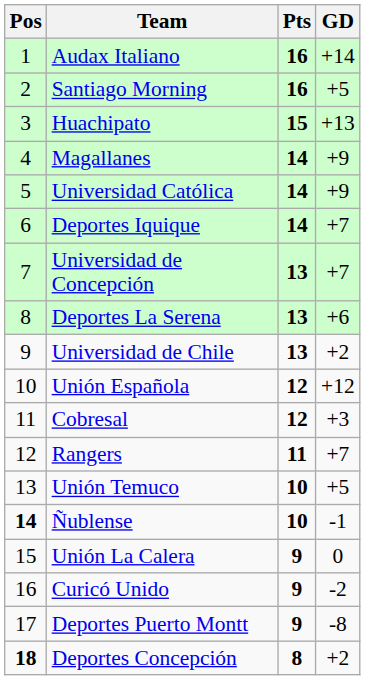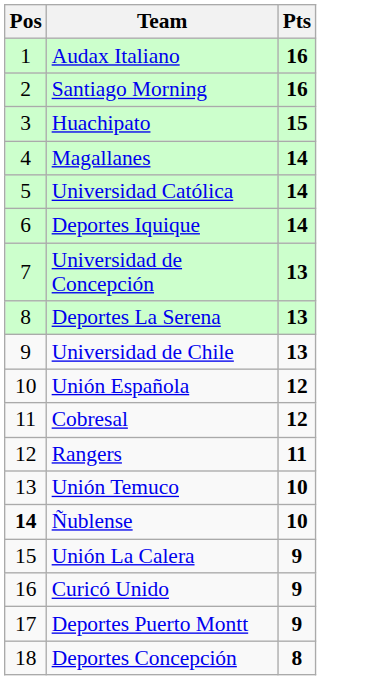- column: (338, 21)
(26, 657) bold -> (26, 657) normal
